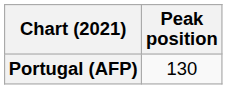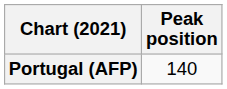(182, 68) 130 -> (182, 68) 140
